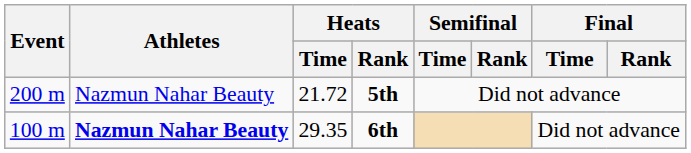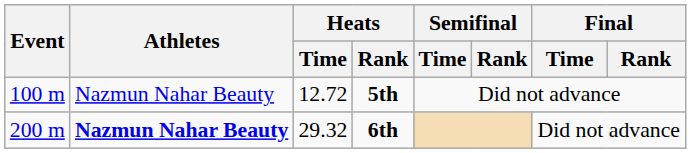(37, 94) 200 m -> (37, 94) 100 m
(323, 94) 21.72 -> (323, 94) 12.72
(37, 130) 100 m -> (37, 130) 200 m
(323, 130) 29.35 -> (323, 130) 29.32
